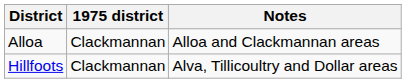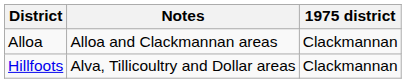columns swapped: (285, 16) <-> (118, 16)
